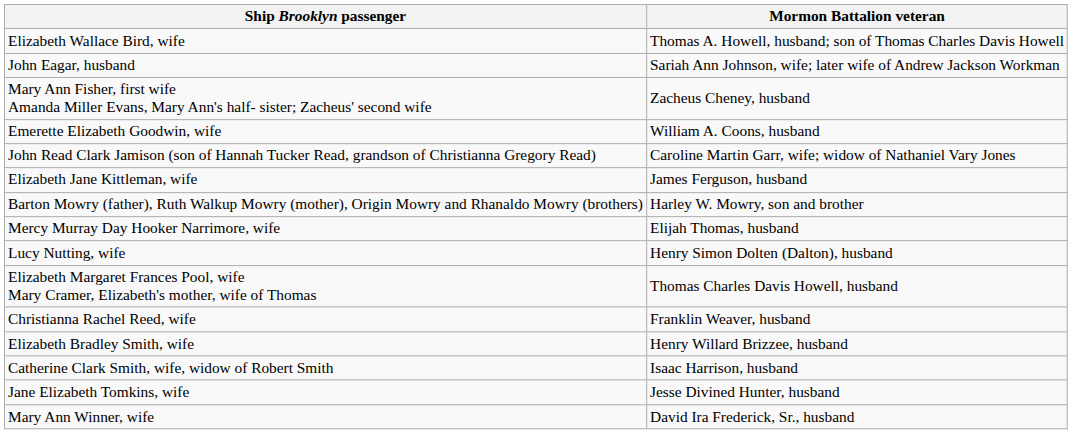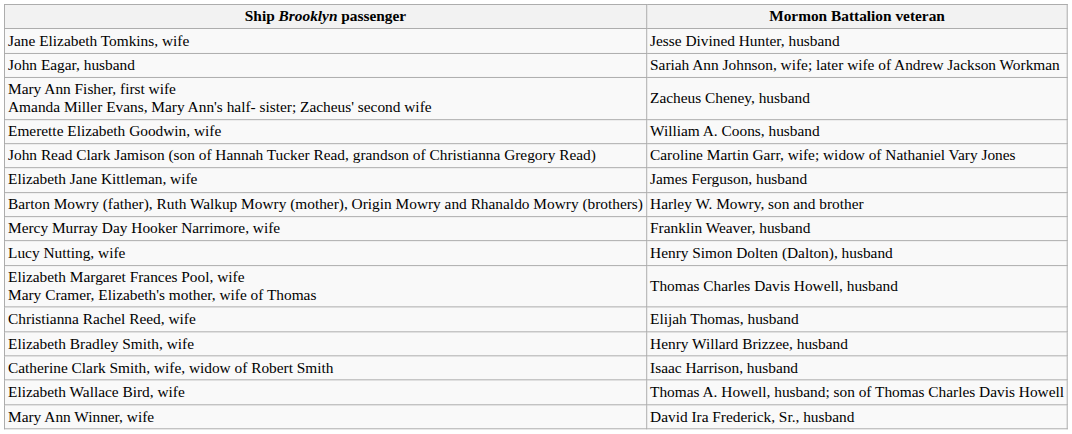rows swapped: (96, 41) <-> (99, 392)
(724, 228) Elijah Thomas, husband -> (730, 228) Franklin Weaver, husband
(730, 319) Franklin Weaver, husband -> (724, 319) Elijah Thomas, husband
